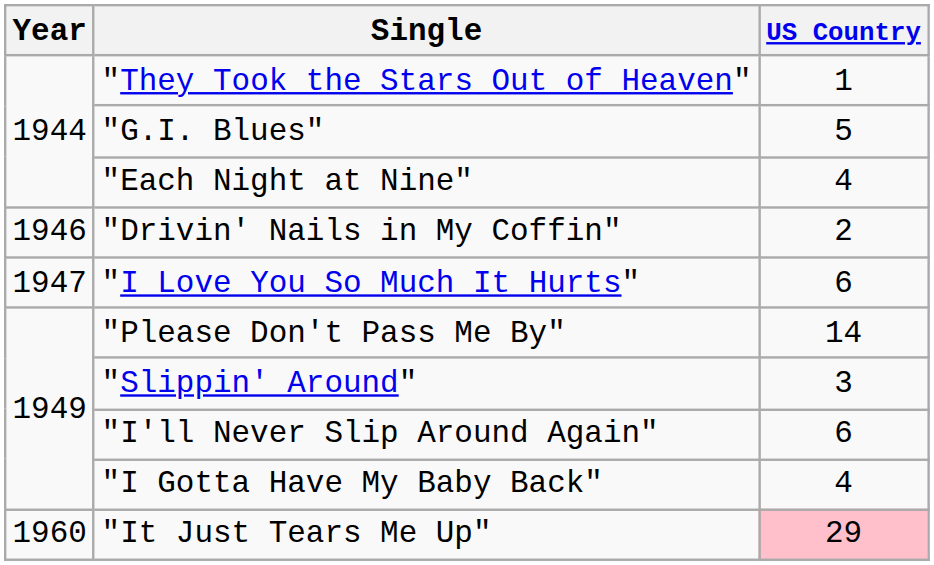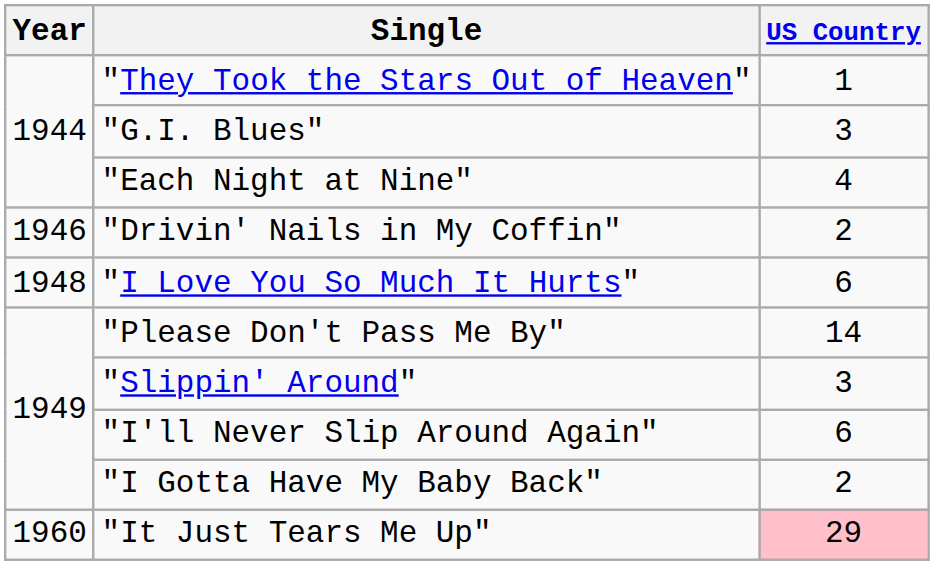(844, 131) 5 -> (844, 131) 3
(50, 283) 1947 -> (50, 283) 1948
(844, 484) 4 -> (844, 484) 2
